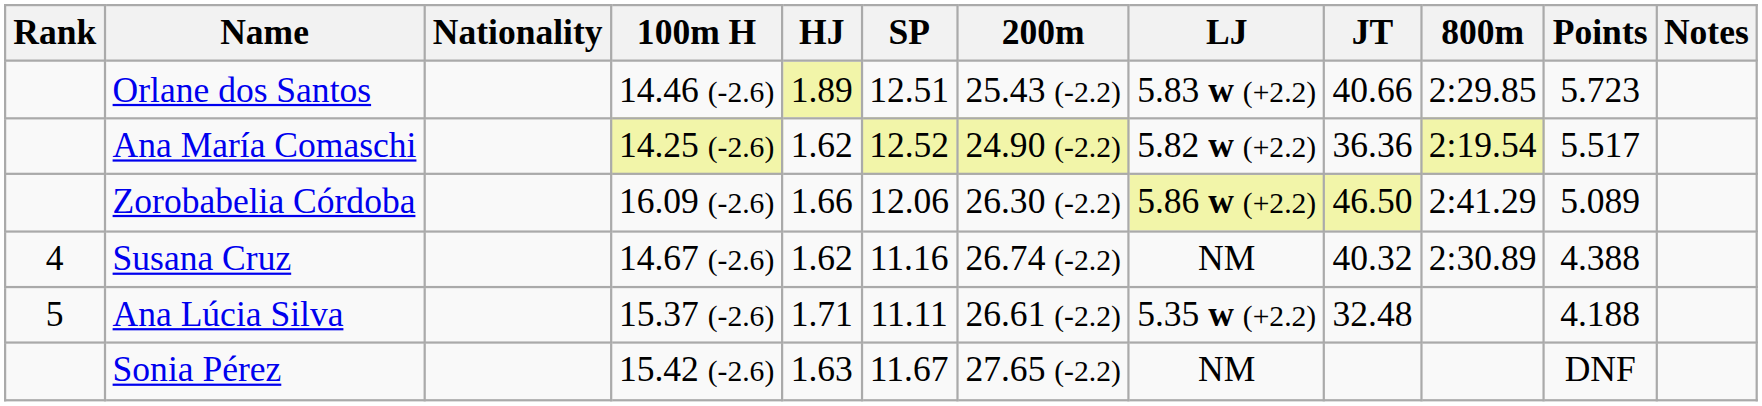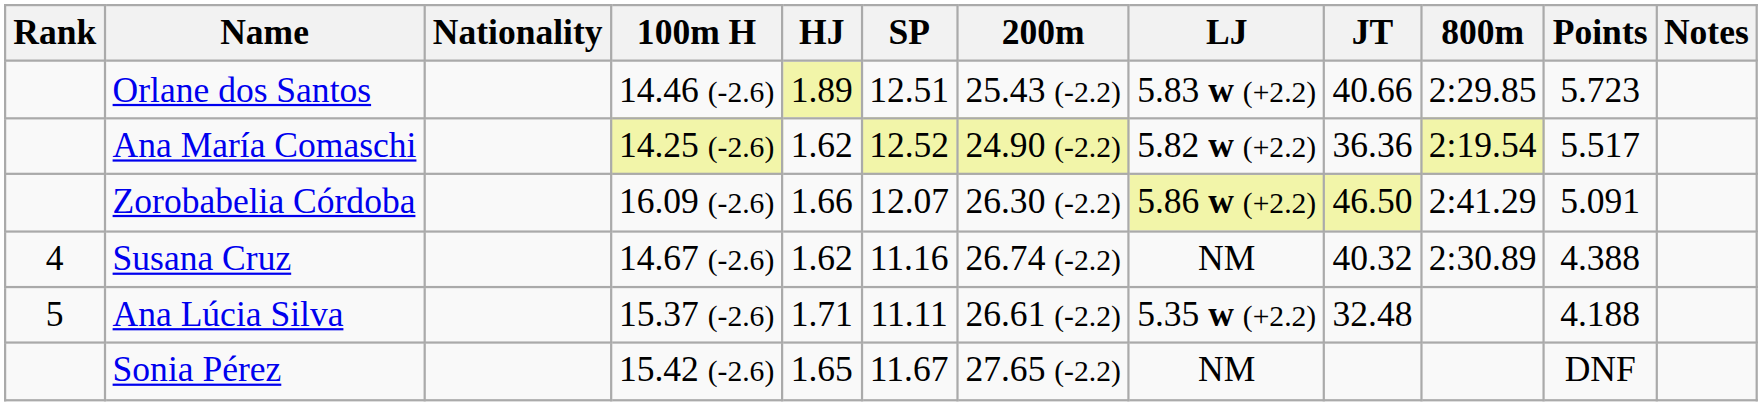(909, 201) 12.06 -> (909, 201) 12.07
(1600, 201) 5.089 -> (1600, 201) 5.091
(822, 370) 1.63 -> (822, 370) 1.65
